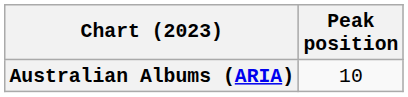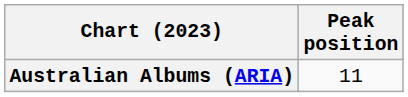(351, 76) 10 -> (351, 76) 11
